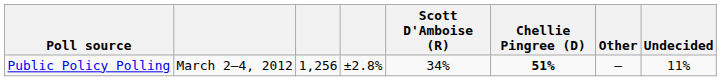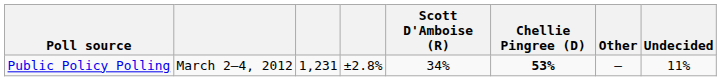(318, 66) 1,256 -> (318, 66) 1,231
(543, 66) 51% -> (543, 66) 53%
